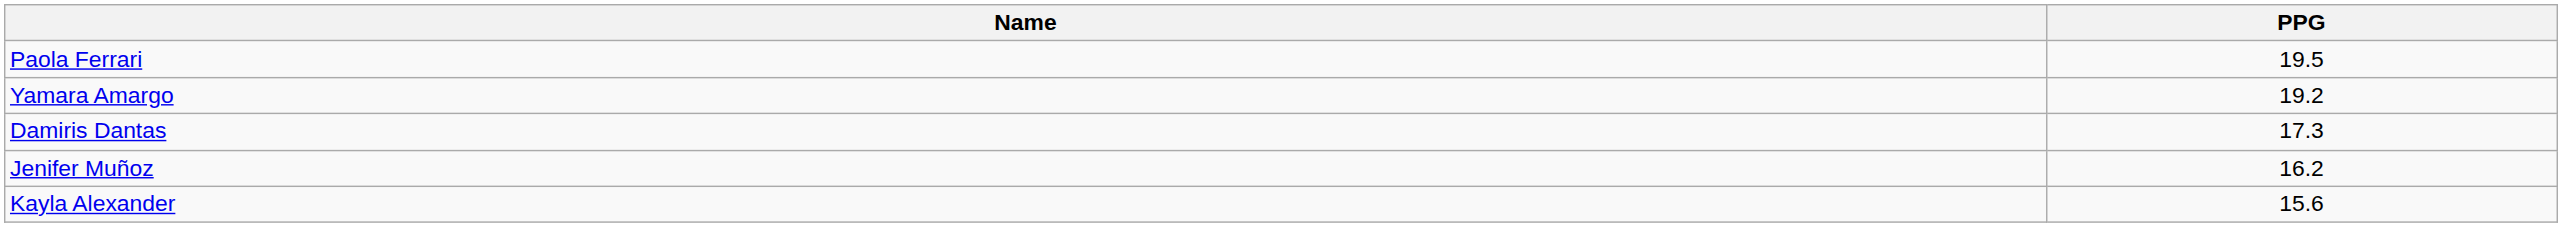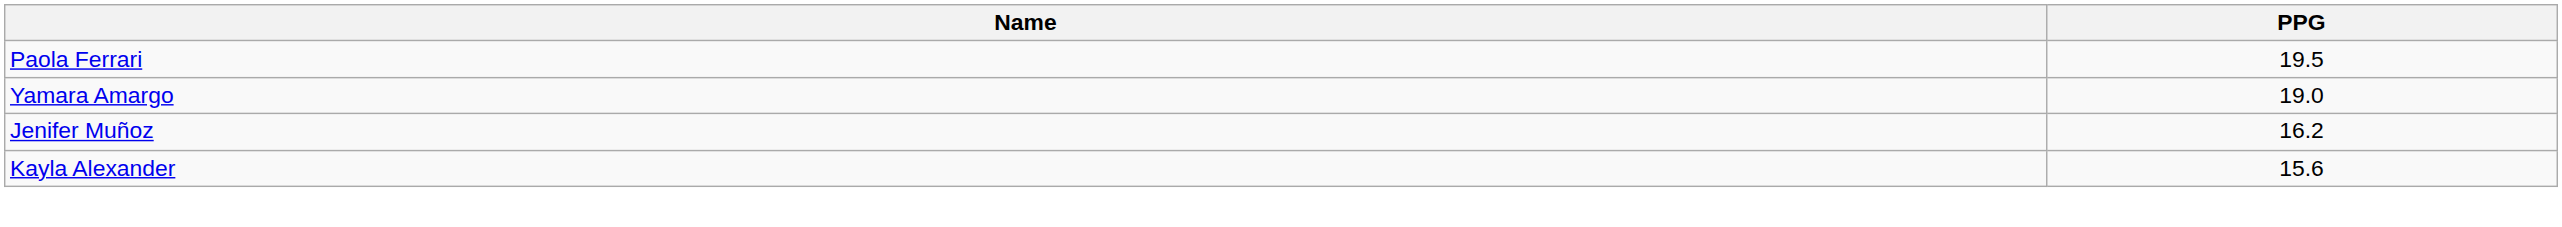(2301, 95) 19.2 -> (2301, 95) 19.0
- row: (88, 131)
